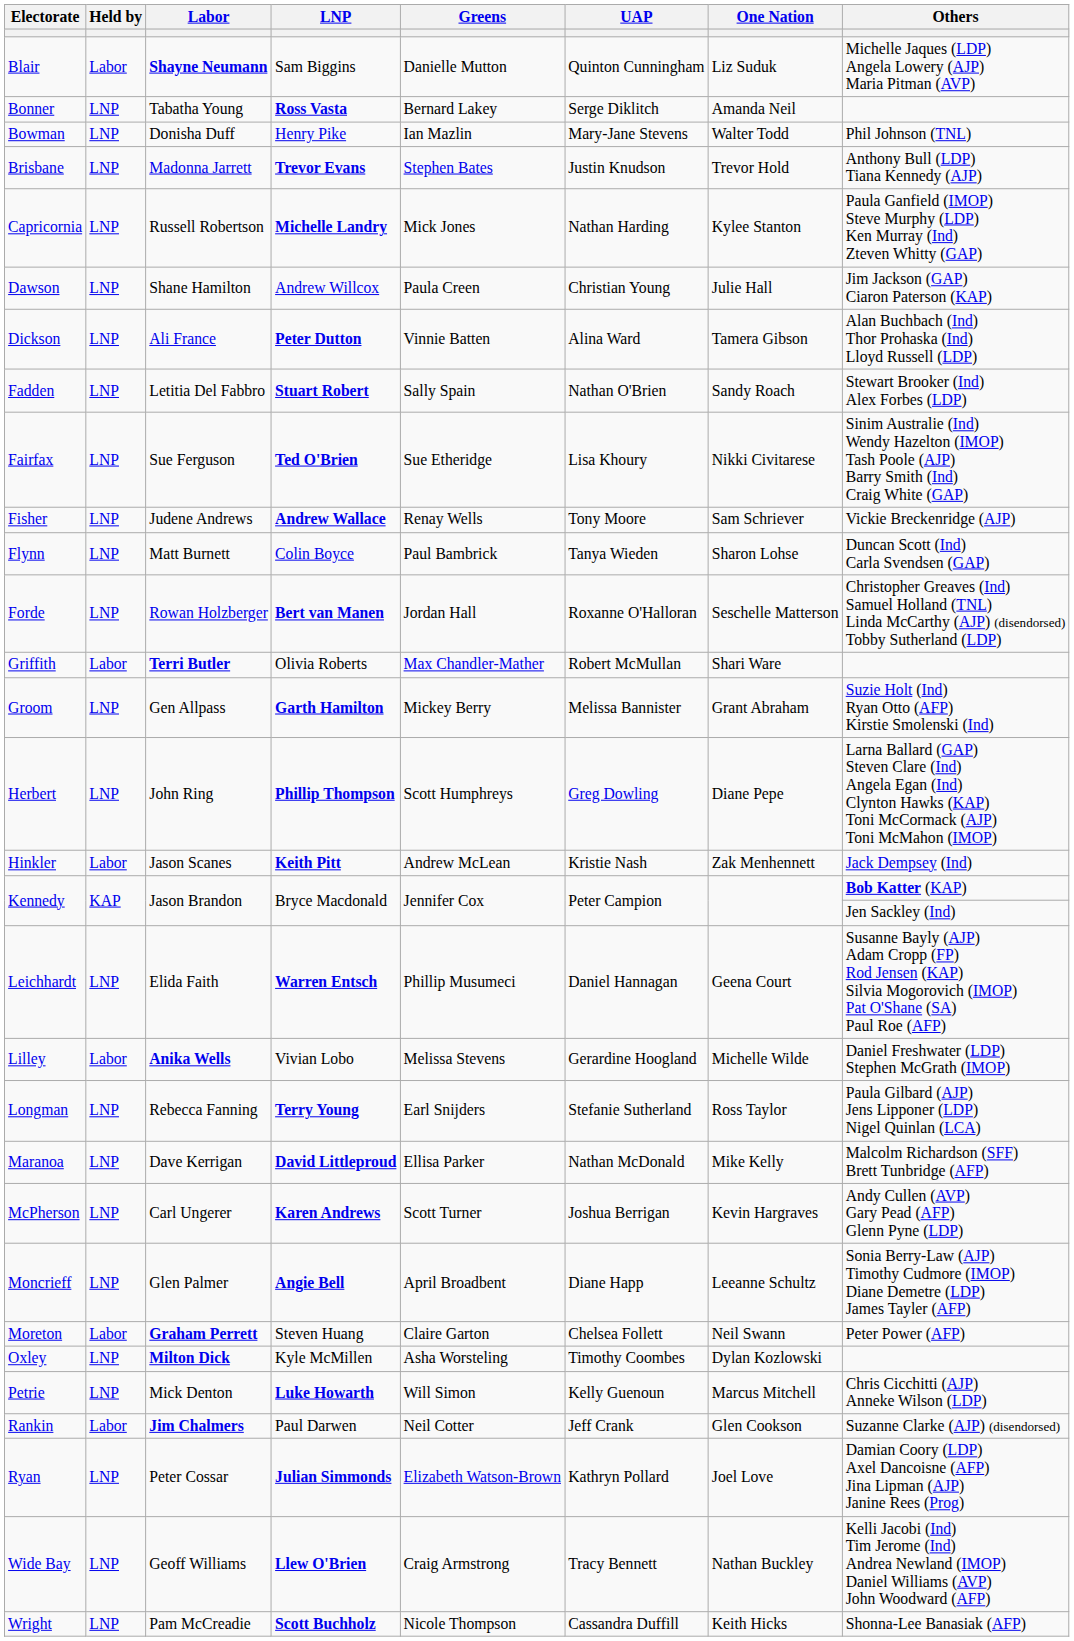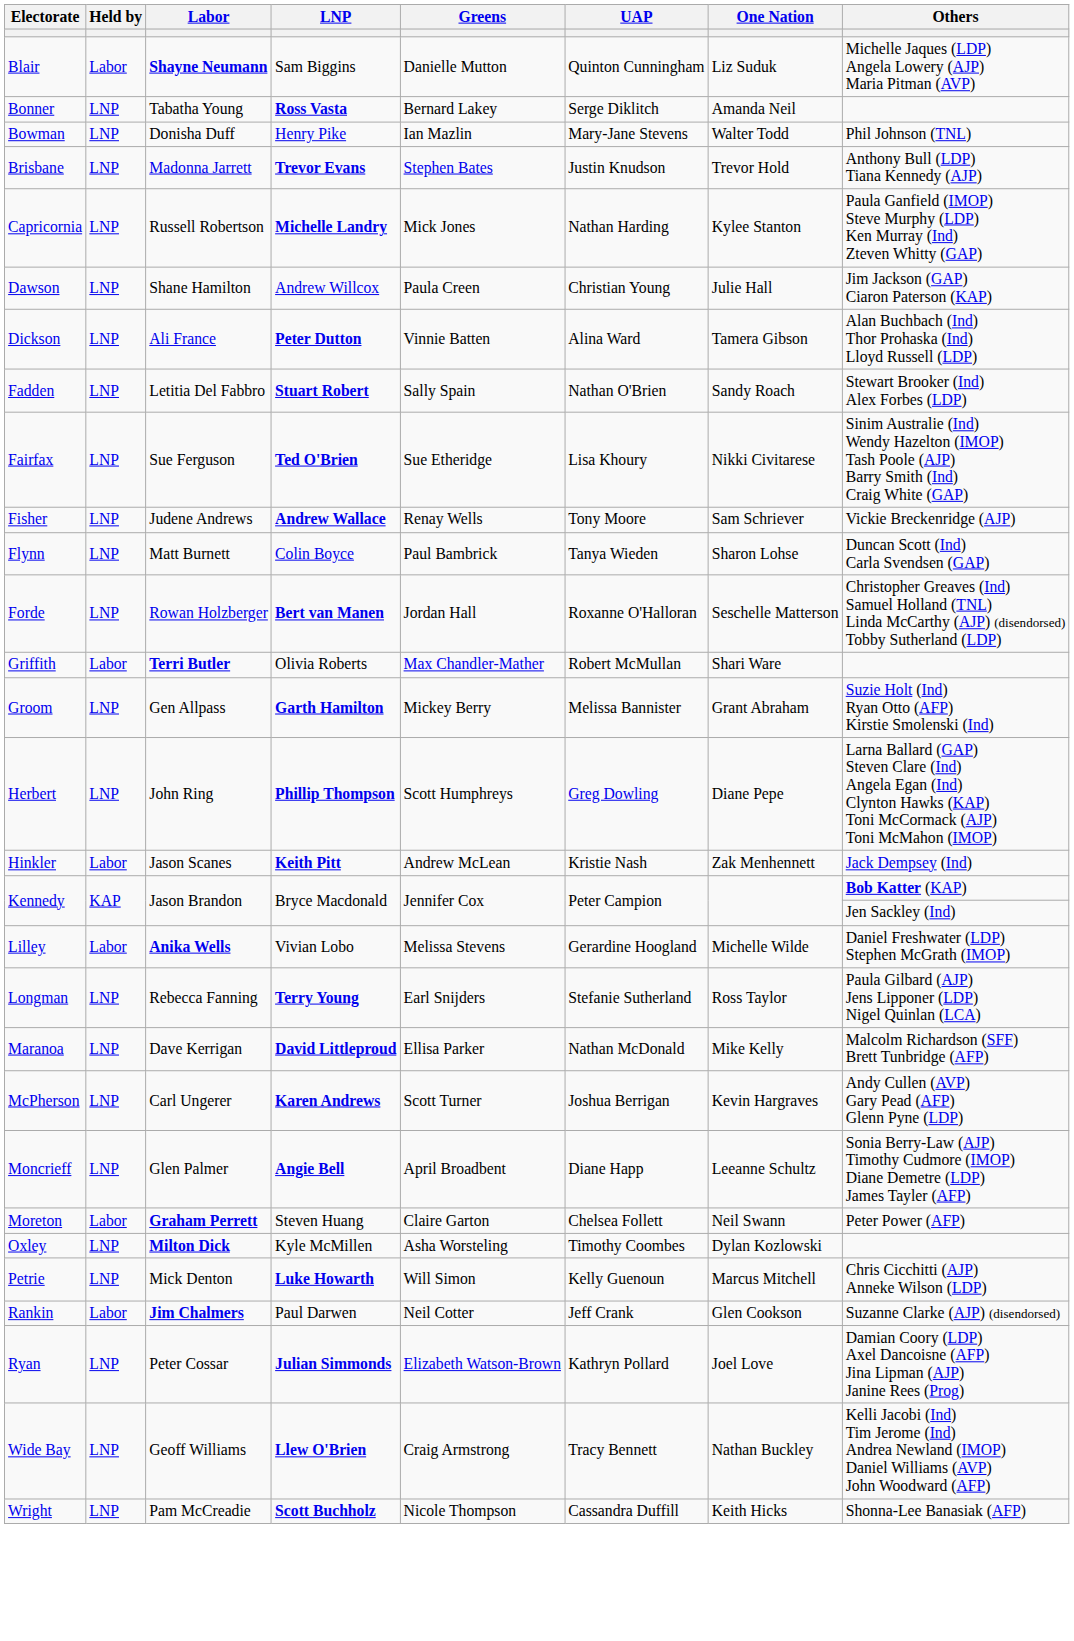- row: (42, 981)
